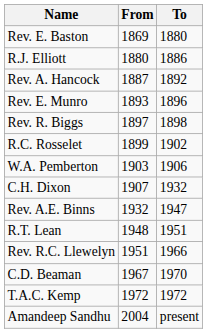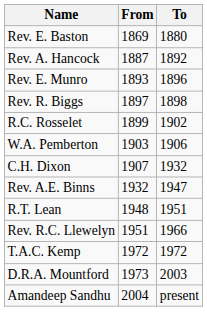- row: (37, 58)
- row: (44, 274)
+ row: (58, 274)
